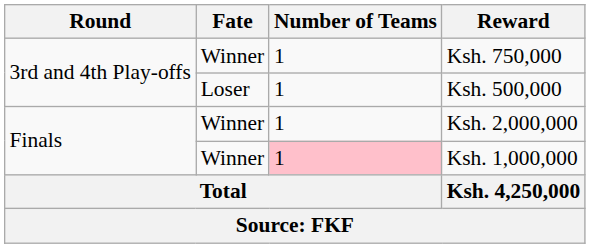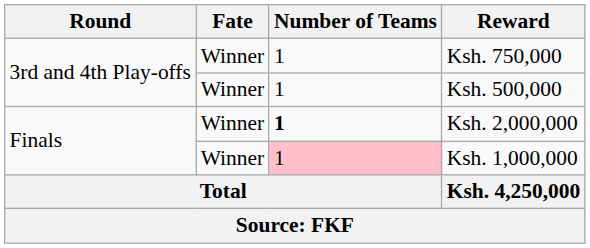(225, 89) Loser -> (232, 89) Winner
(279, 123) normal -> (279, 123) bold
